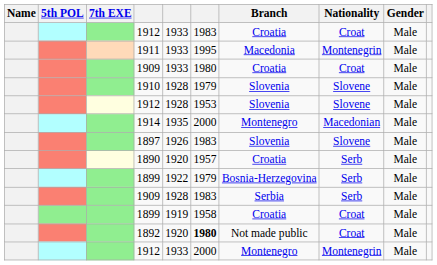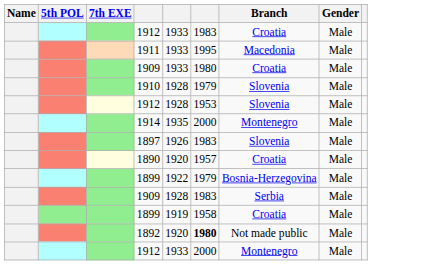- column: (352, 13)
